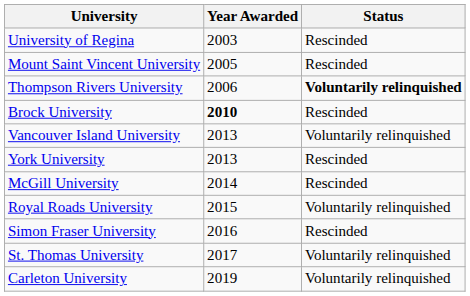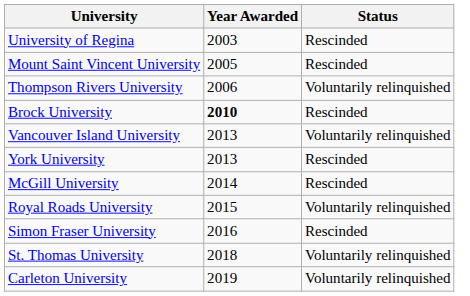(383, 87) bold -> (378, 87) normal
(222, 254) 2017 -> (222, 254) 2018
